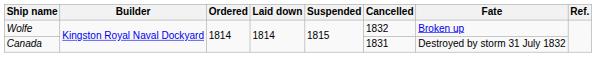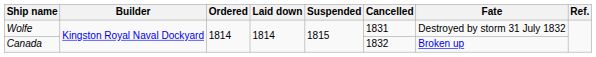(377, 28) 1832 -> (377, 28) 1831
(441, 28) Broken up -> (492, 28) Destroyed by storm 31 July 1832
(377, 44) 1831 -> (377, 44) 1832
(492, 44) Destroyed by storm 31 July 1832 -> (441, 44) Broken up
